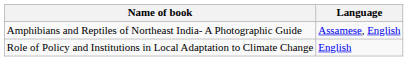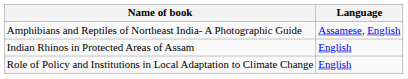+ row: (101, 47)
